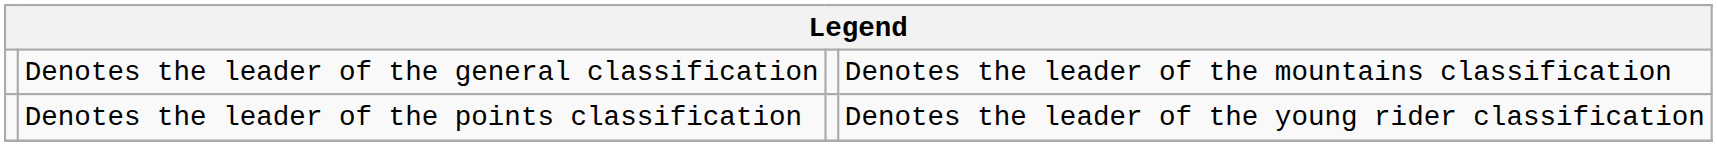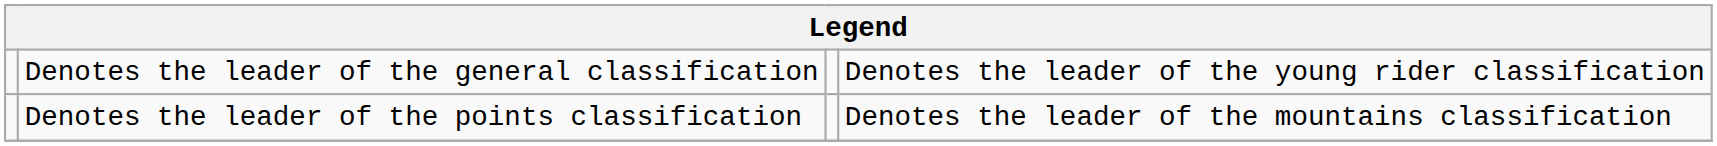(1258, 72) Denotes the leader of the mountains classification -> (1275, 72) Denotes the leader of the young rider classification
(1275, 117) Denotes the leader of the young rider classification -> (1258, 117) Denotes the leader of the mountains classification
